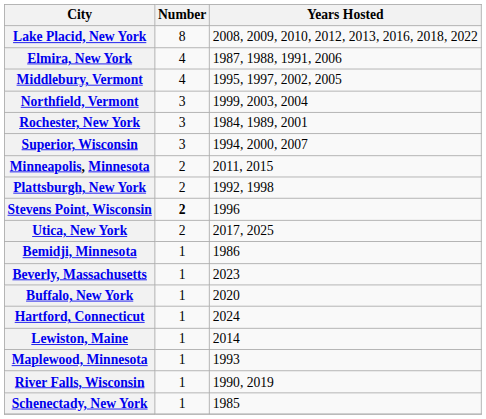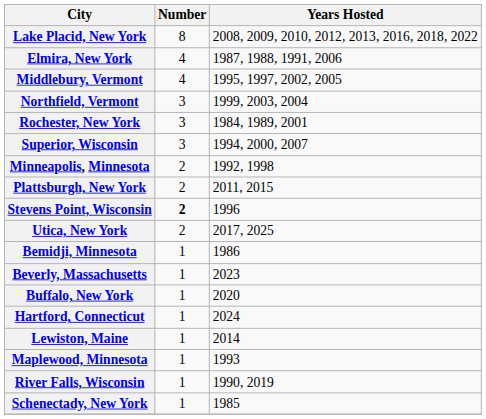(243, 166) 2011, 2015 -> (243, 166) 1992, 1998
(243, 187) 1992, 1998 -> (243, 187) 2011, 2015
